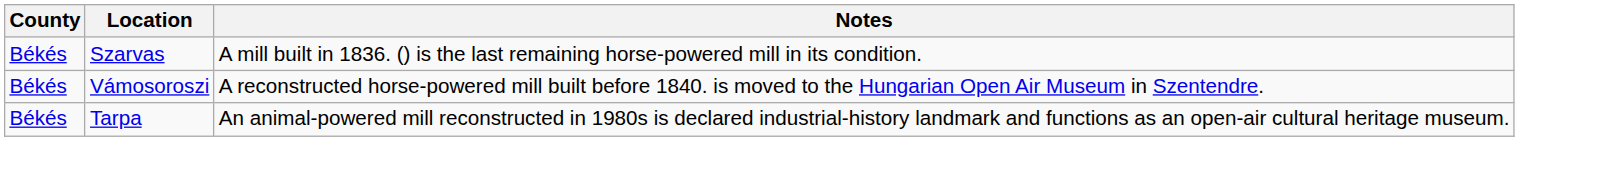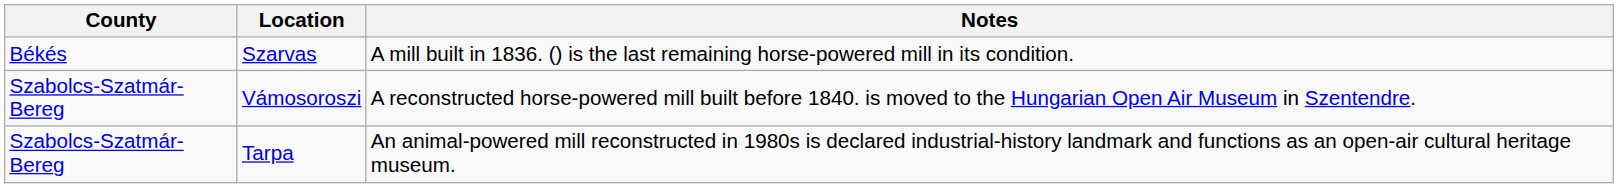(38, 86) Békés -> (97, 97) Szabolcs-Szatmár-Bereg
(38, 119) Békés -> (97, 153) Szabolcs-Szatmár-Bereg
